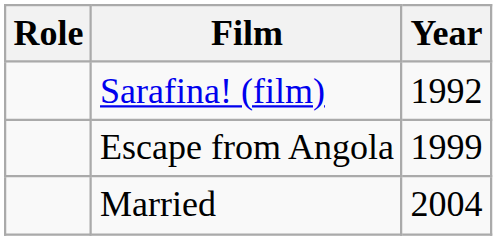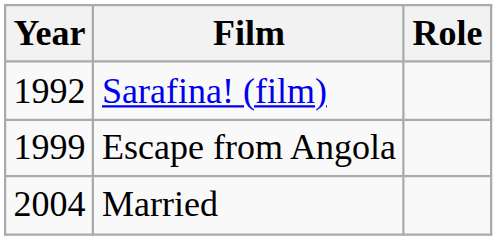columns swapped: (446, 33) <-> (48, 33)
